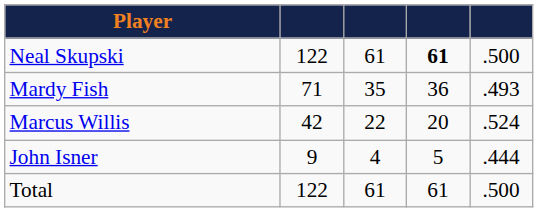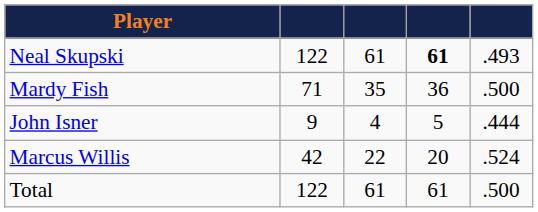(501, 55) .500 -> (501, 55) .493
(501, 88) .493 -> (501, 88) .500
rows swapped: (70, 122) <-> (54, 156)
